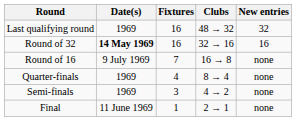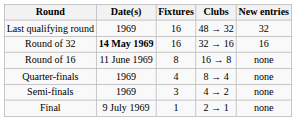(126, 60) 9 July 1969 -> (126, 60) 11 June 1969
(176, 60) 7 -> (176, 60) 8
(126, 108) 11 June 1969 -> (126, 108) 9 July 1969
